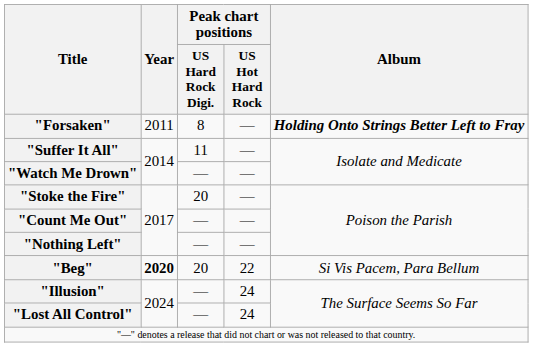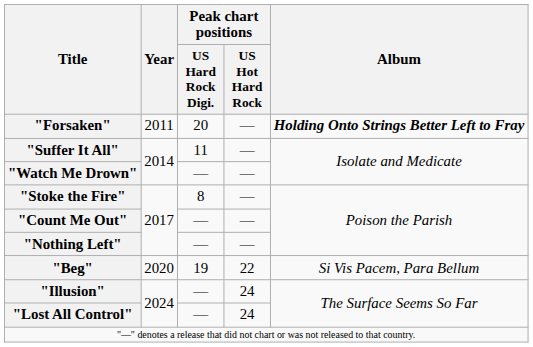(201, 126) 8 -> (201, 126) 20
(201, 196) 20 -> (201, 196) 8
(159, 267) bold -> (159, 267) normal
(201, 267) 20 -> (201, 267) 19
